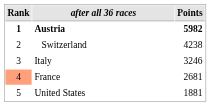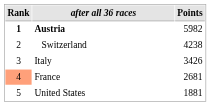(193, 29) bold -> (193, 29) normal
(193, 61) 3246 -> (193, 61) 3426
